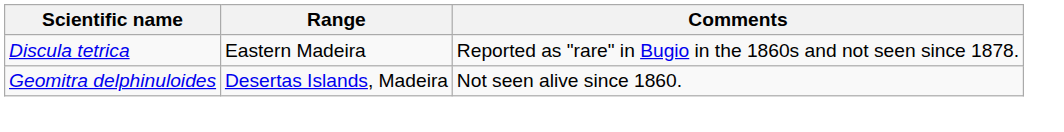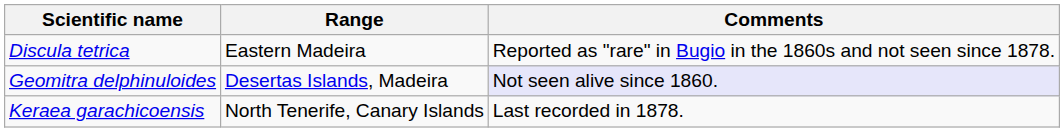(569, 80) no background -> (605, 80) lavender background
+ row: (107, 111)
